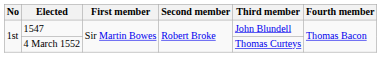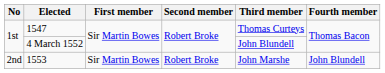(263, 28) John Blundell -> (271, 28) Thomas Curteys
(268, 44) Thomas Curteys -> (266, 44) John Blundell
+ row: (36, 60)
